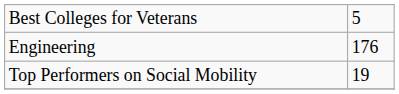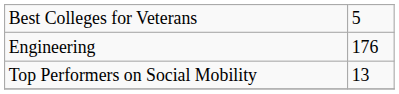(361, 74) 19 -> (361, 74) 13
